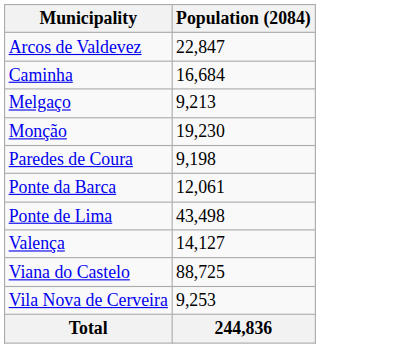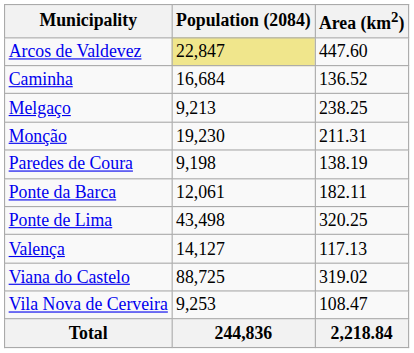+ column: (362, 20)
(200, 46) no background -> (200, 51) khaki background
